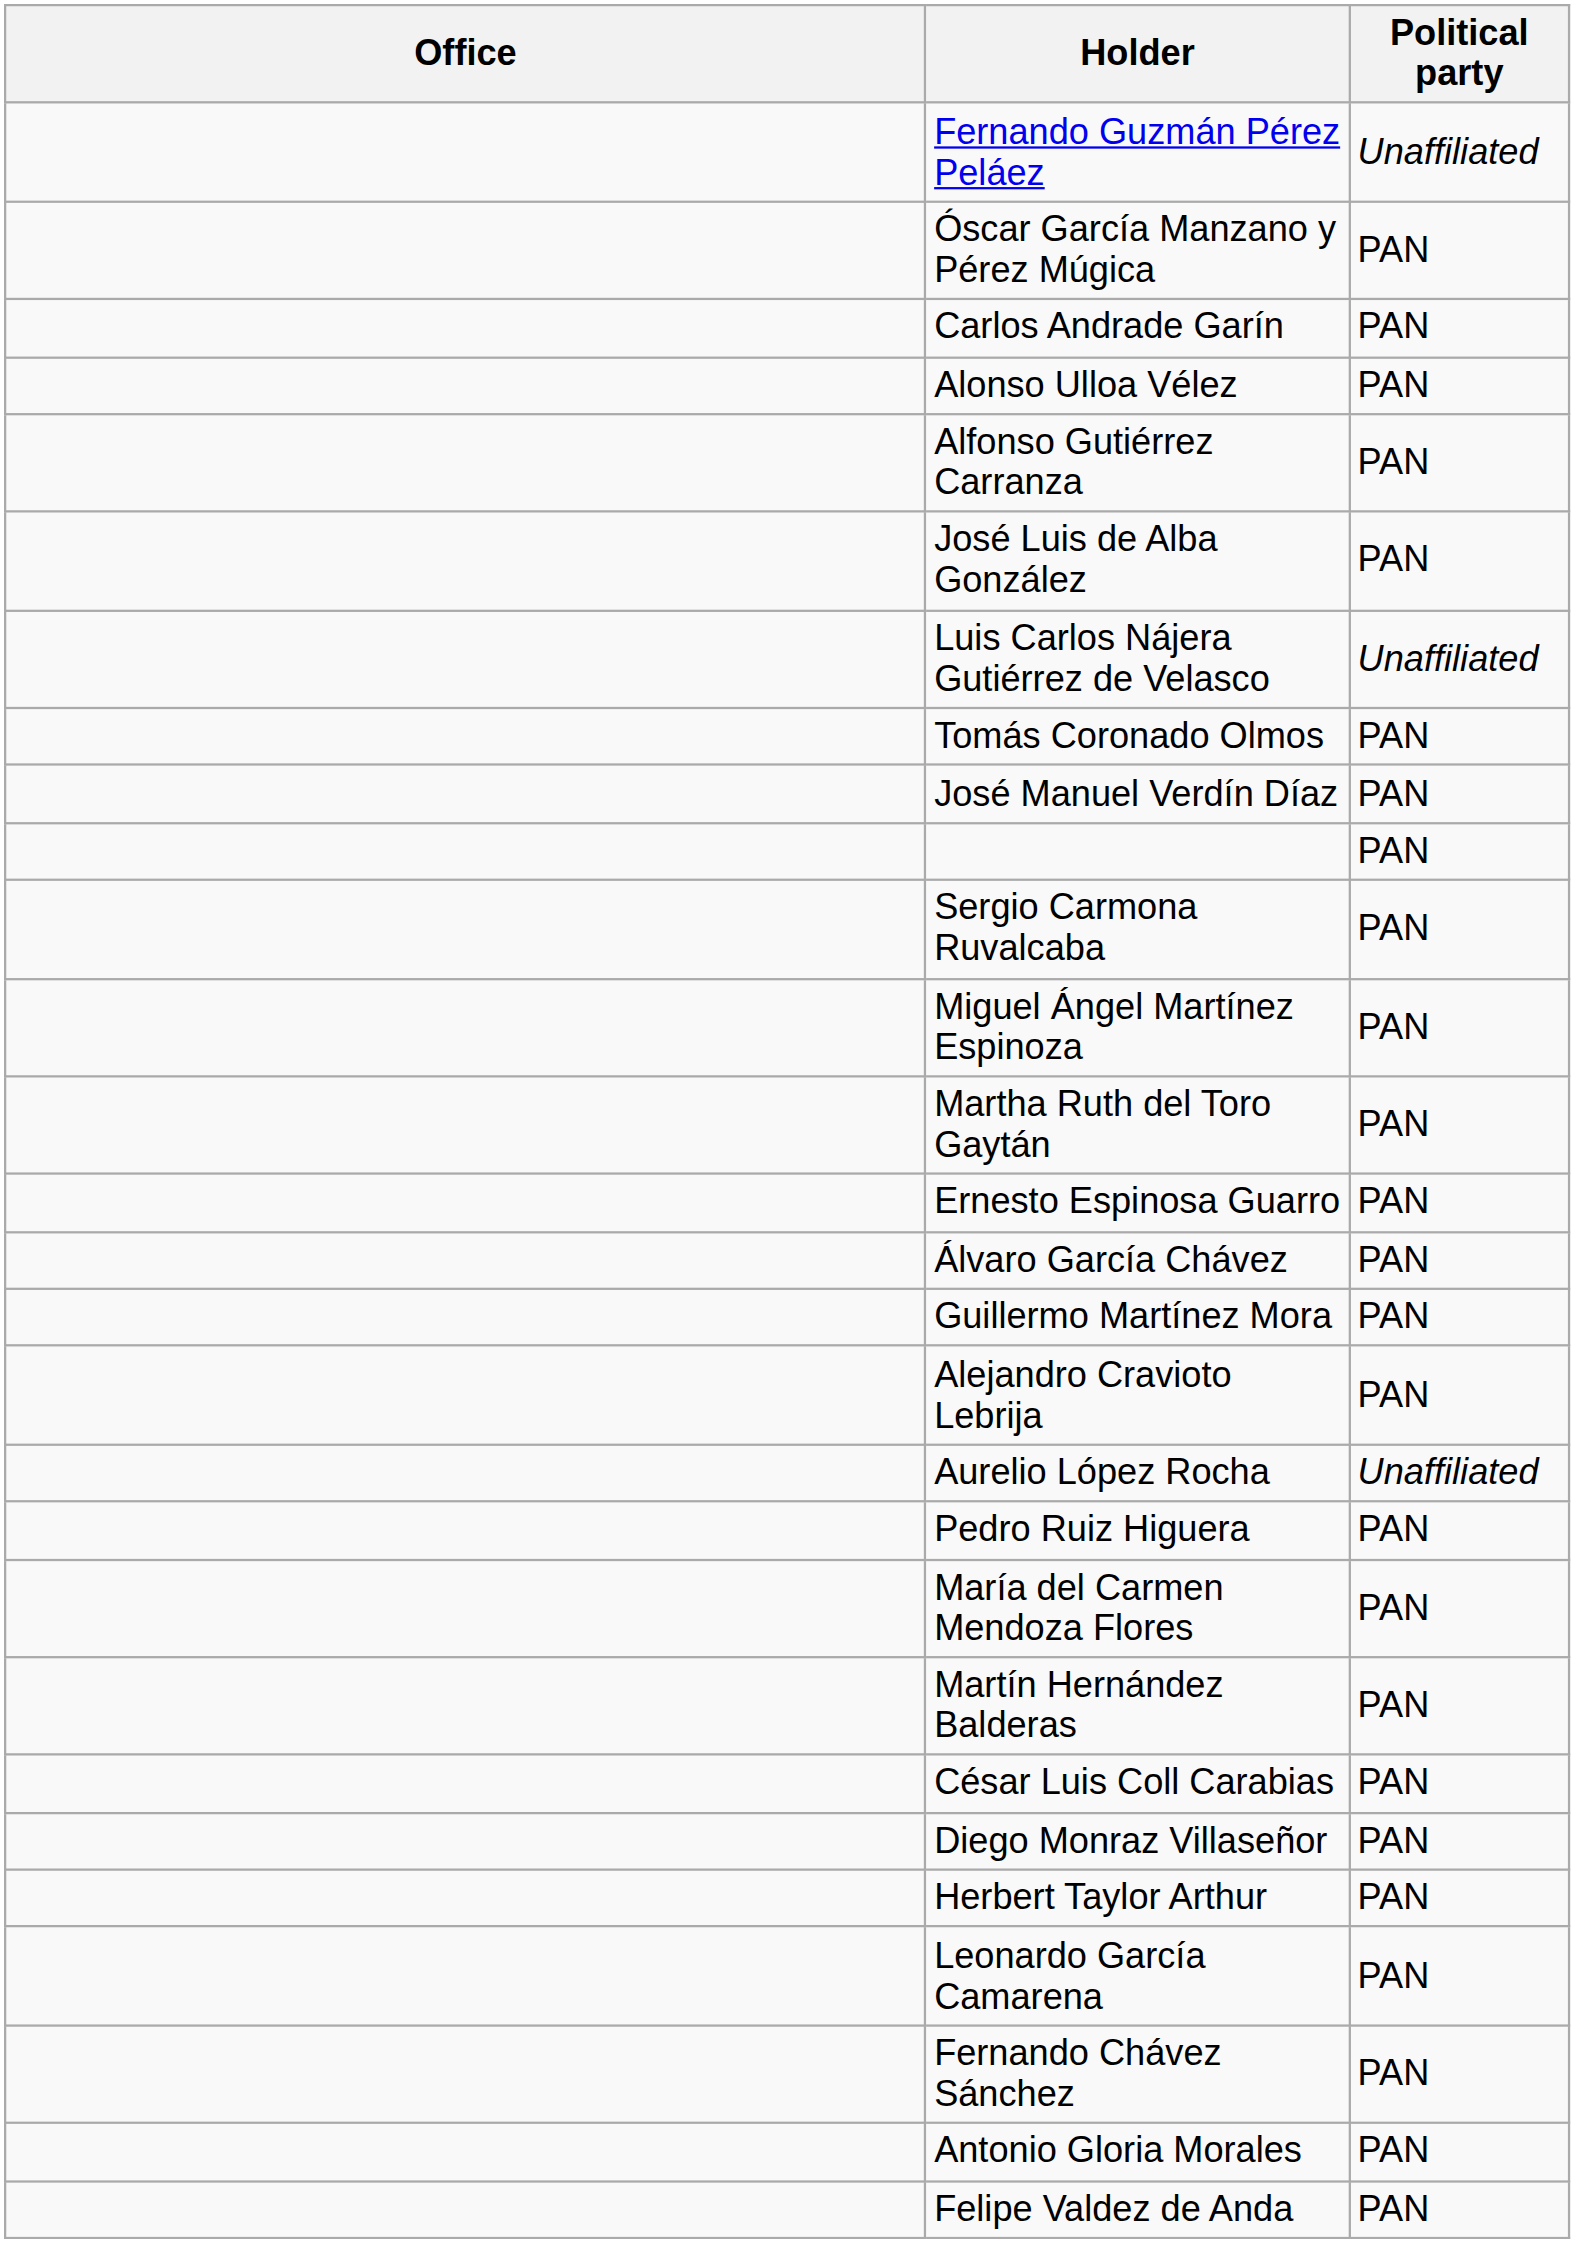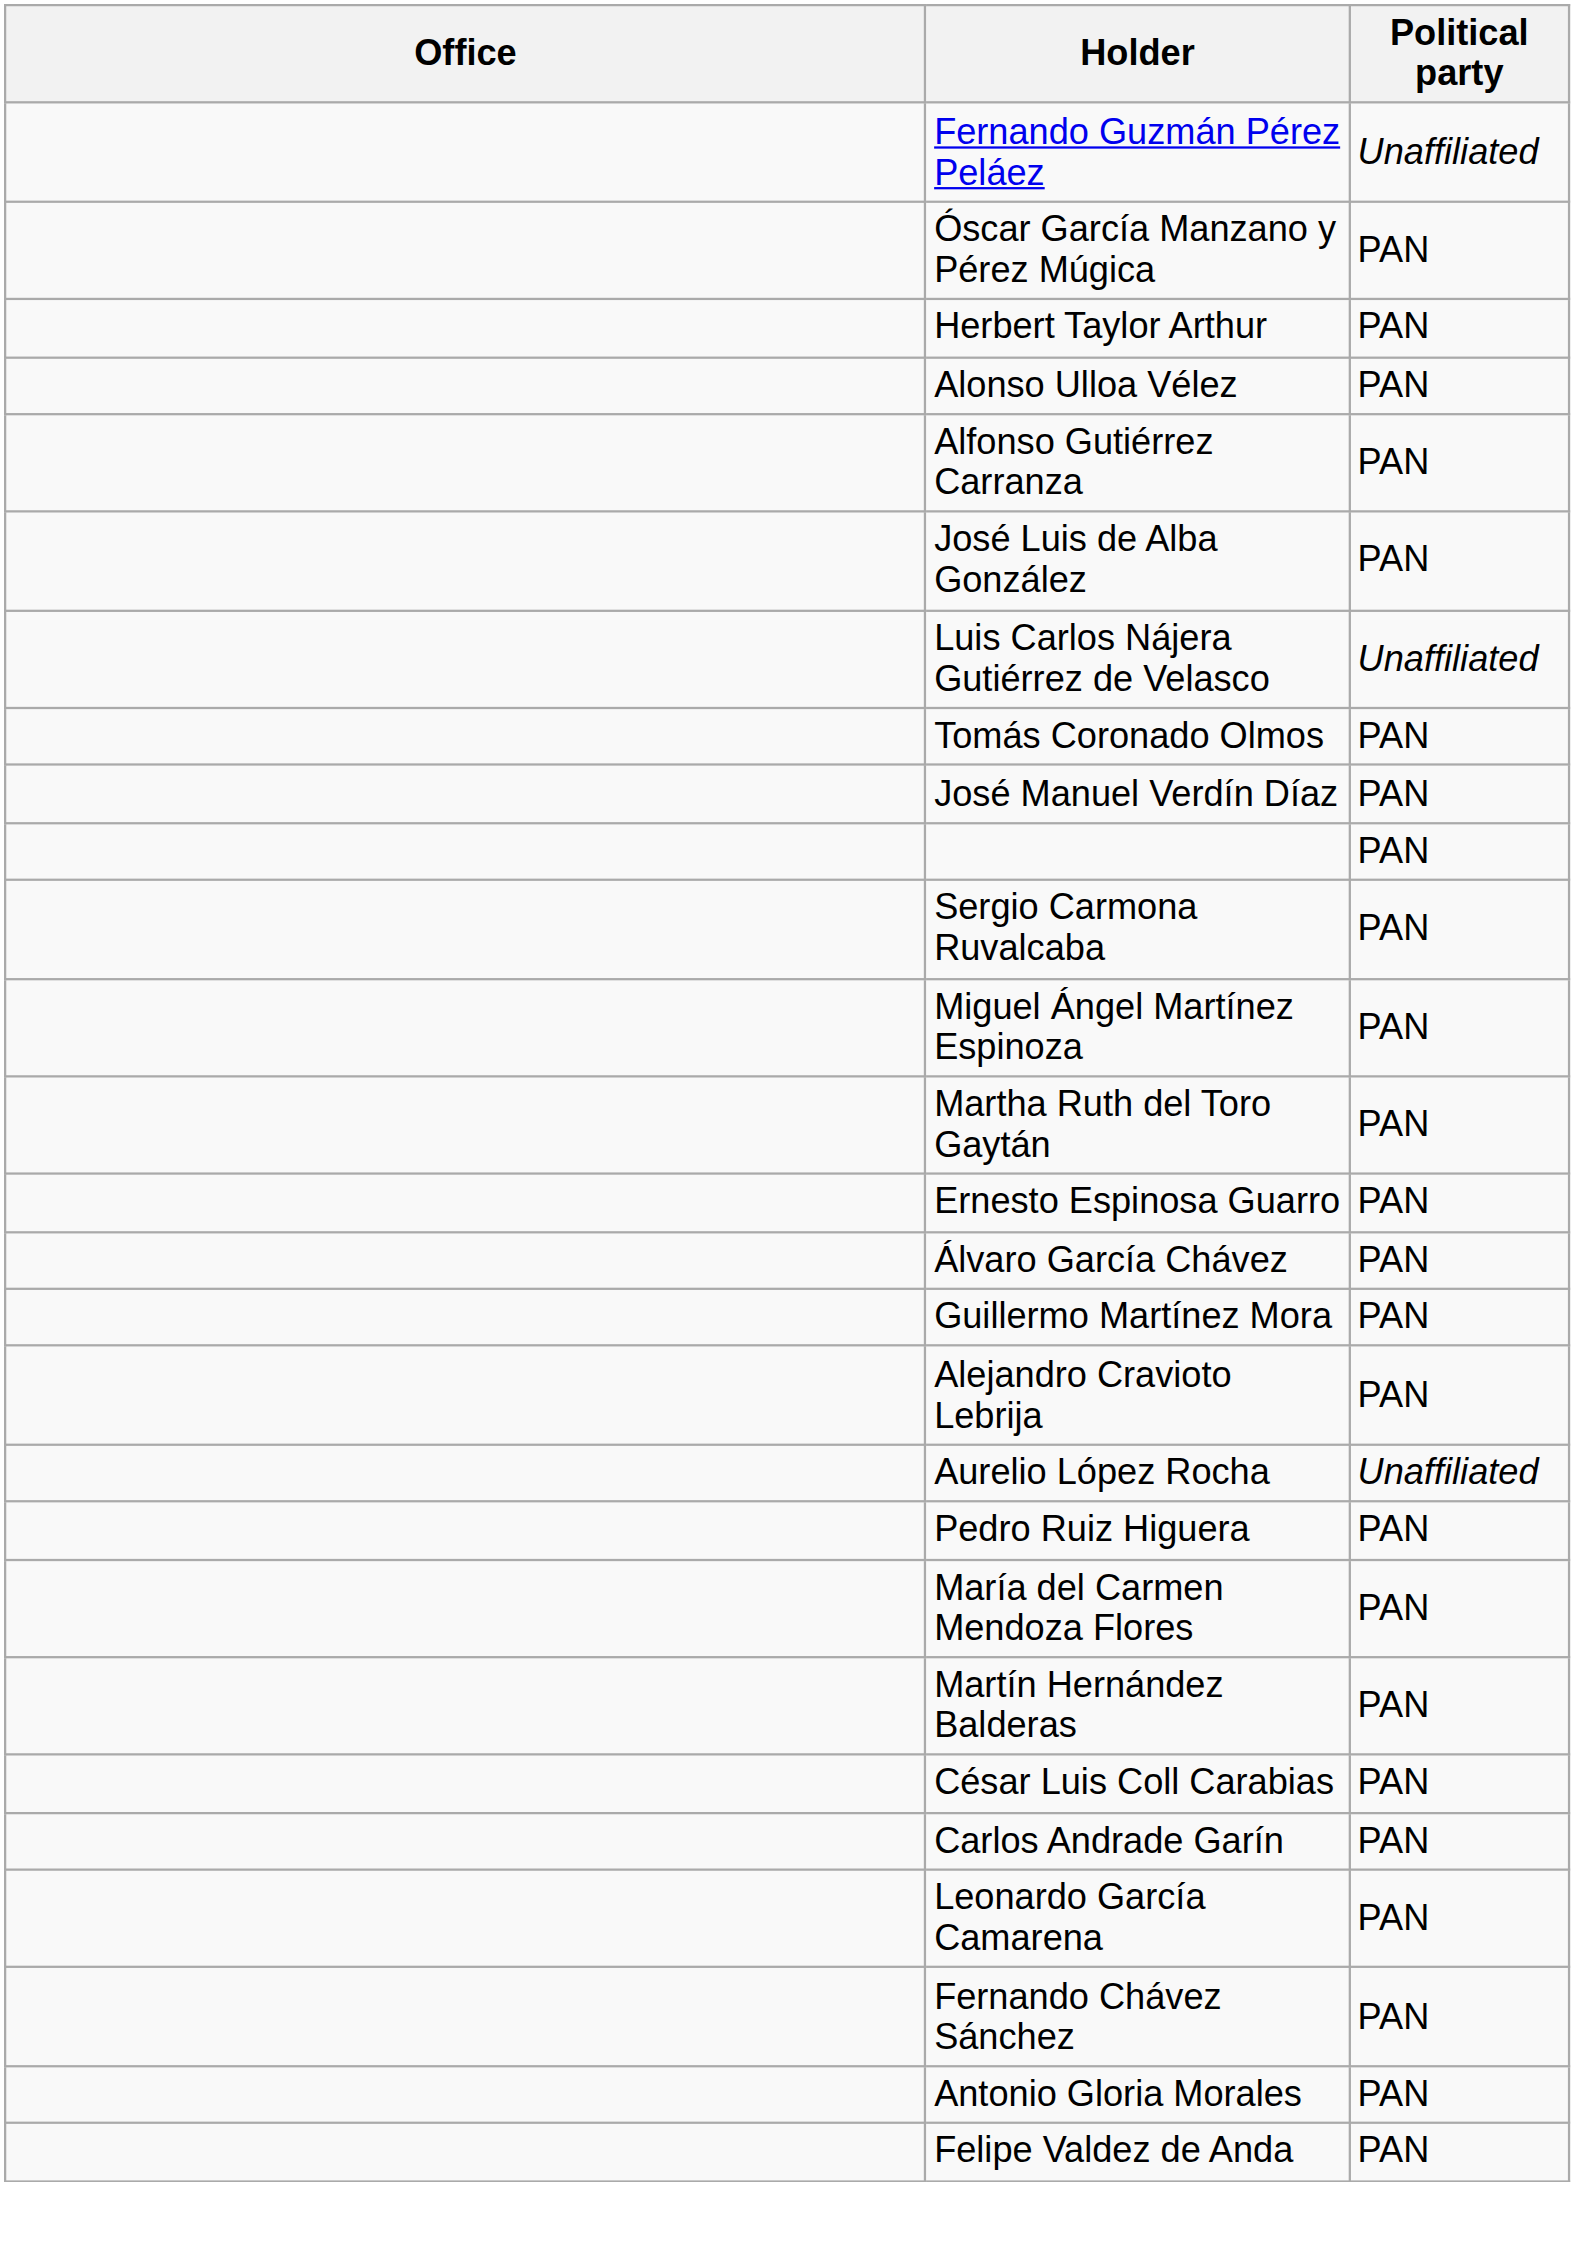rows swapped: (1101, 1897) <-> (1109, 327)
- row: (1131, 1840)
